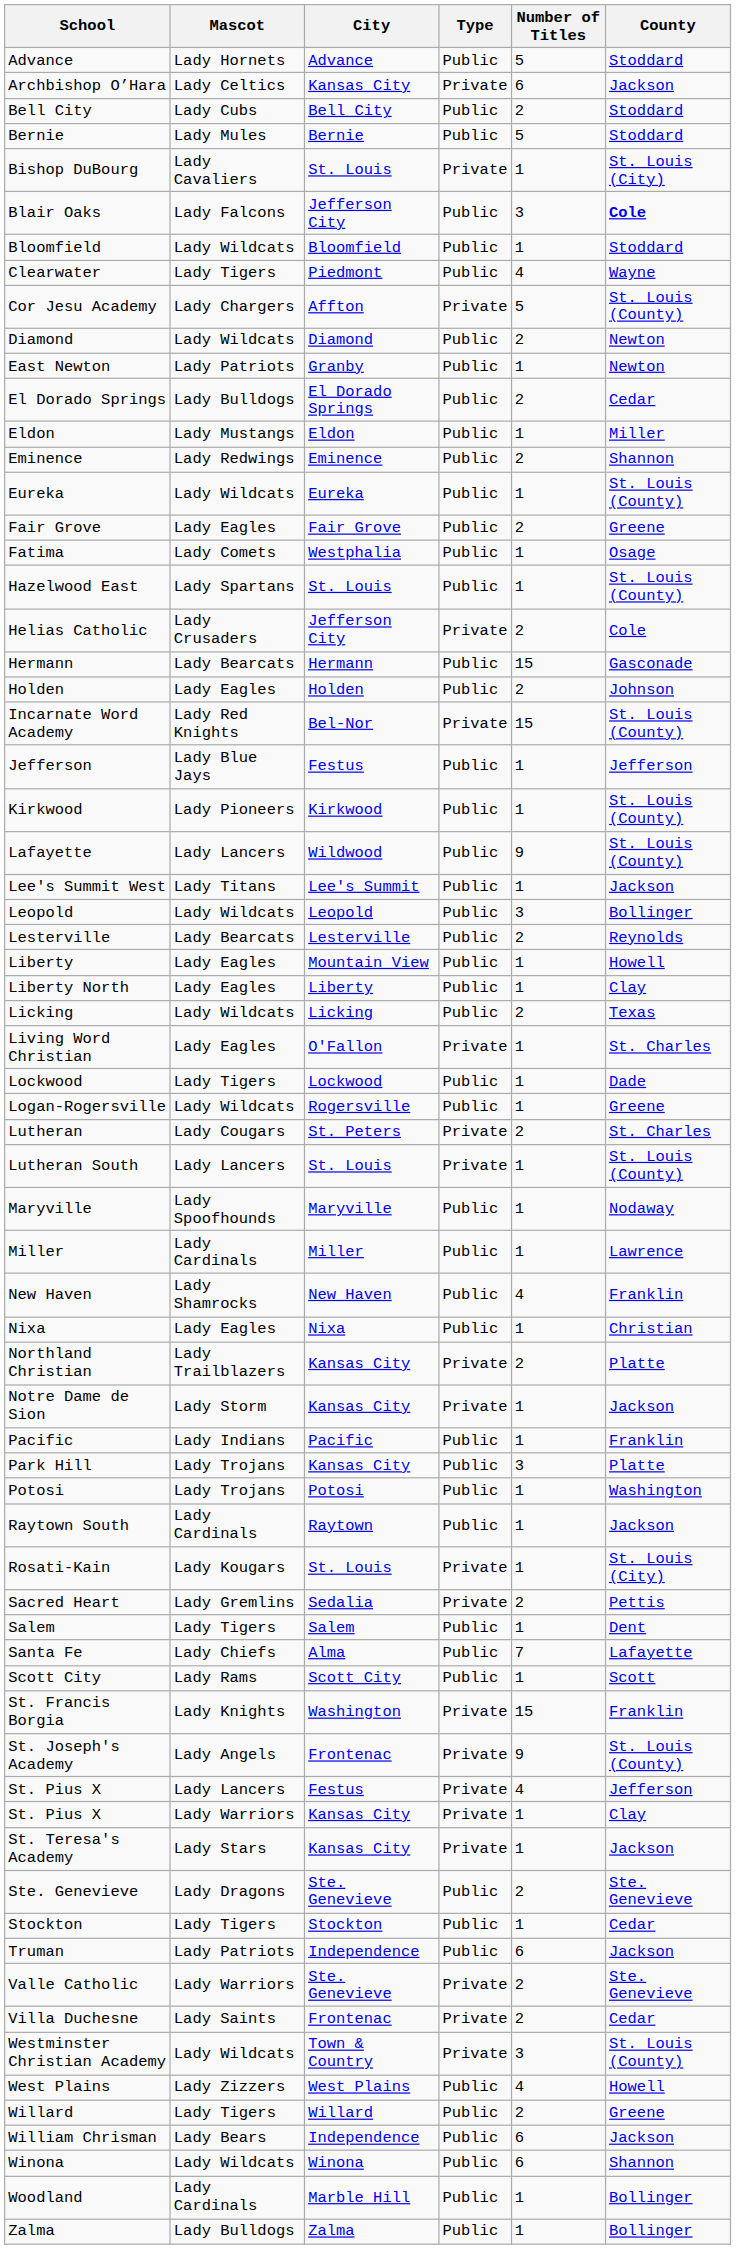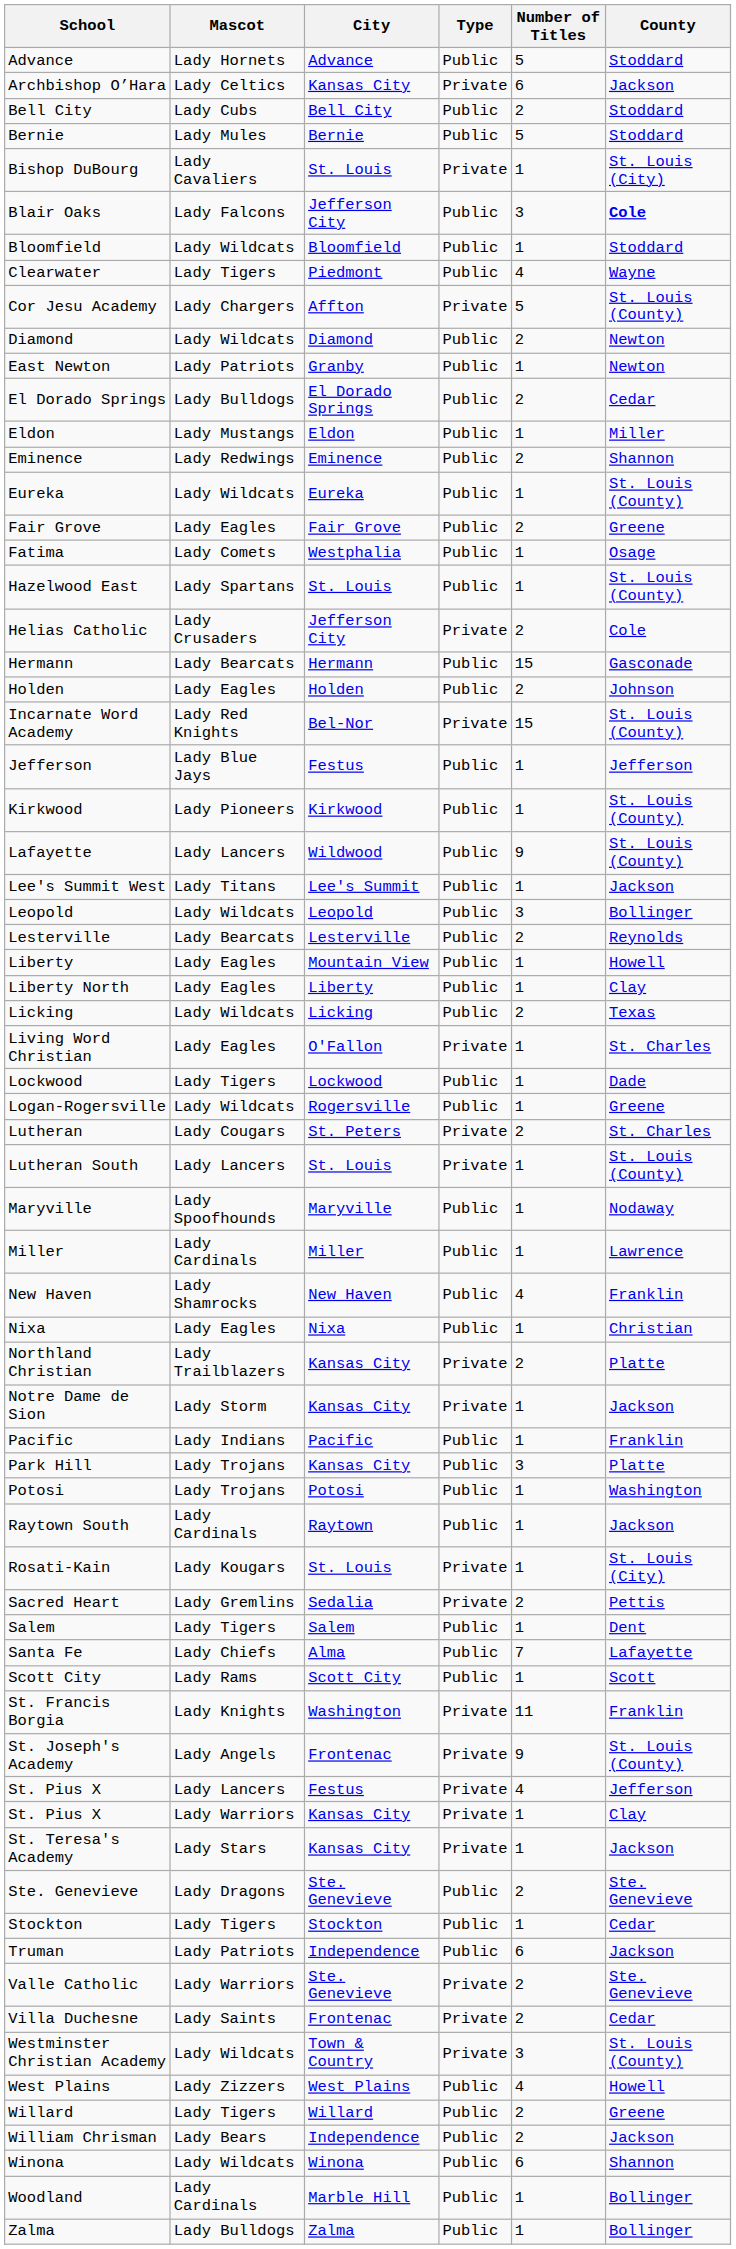(524, 1712) 15 -> (524, 1712) 11
(519, 2138) 6 -> (519, 2138) 2
